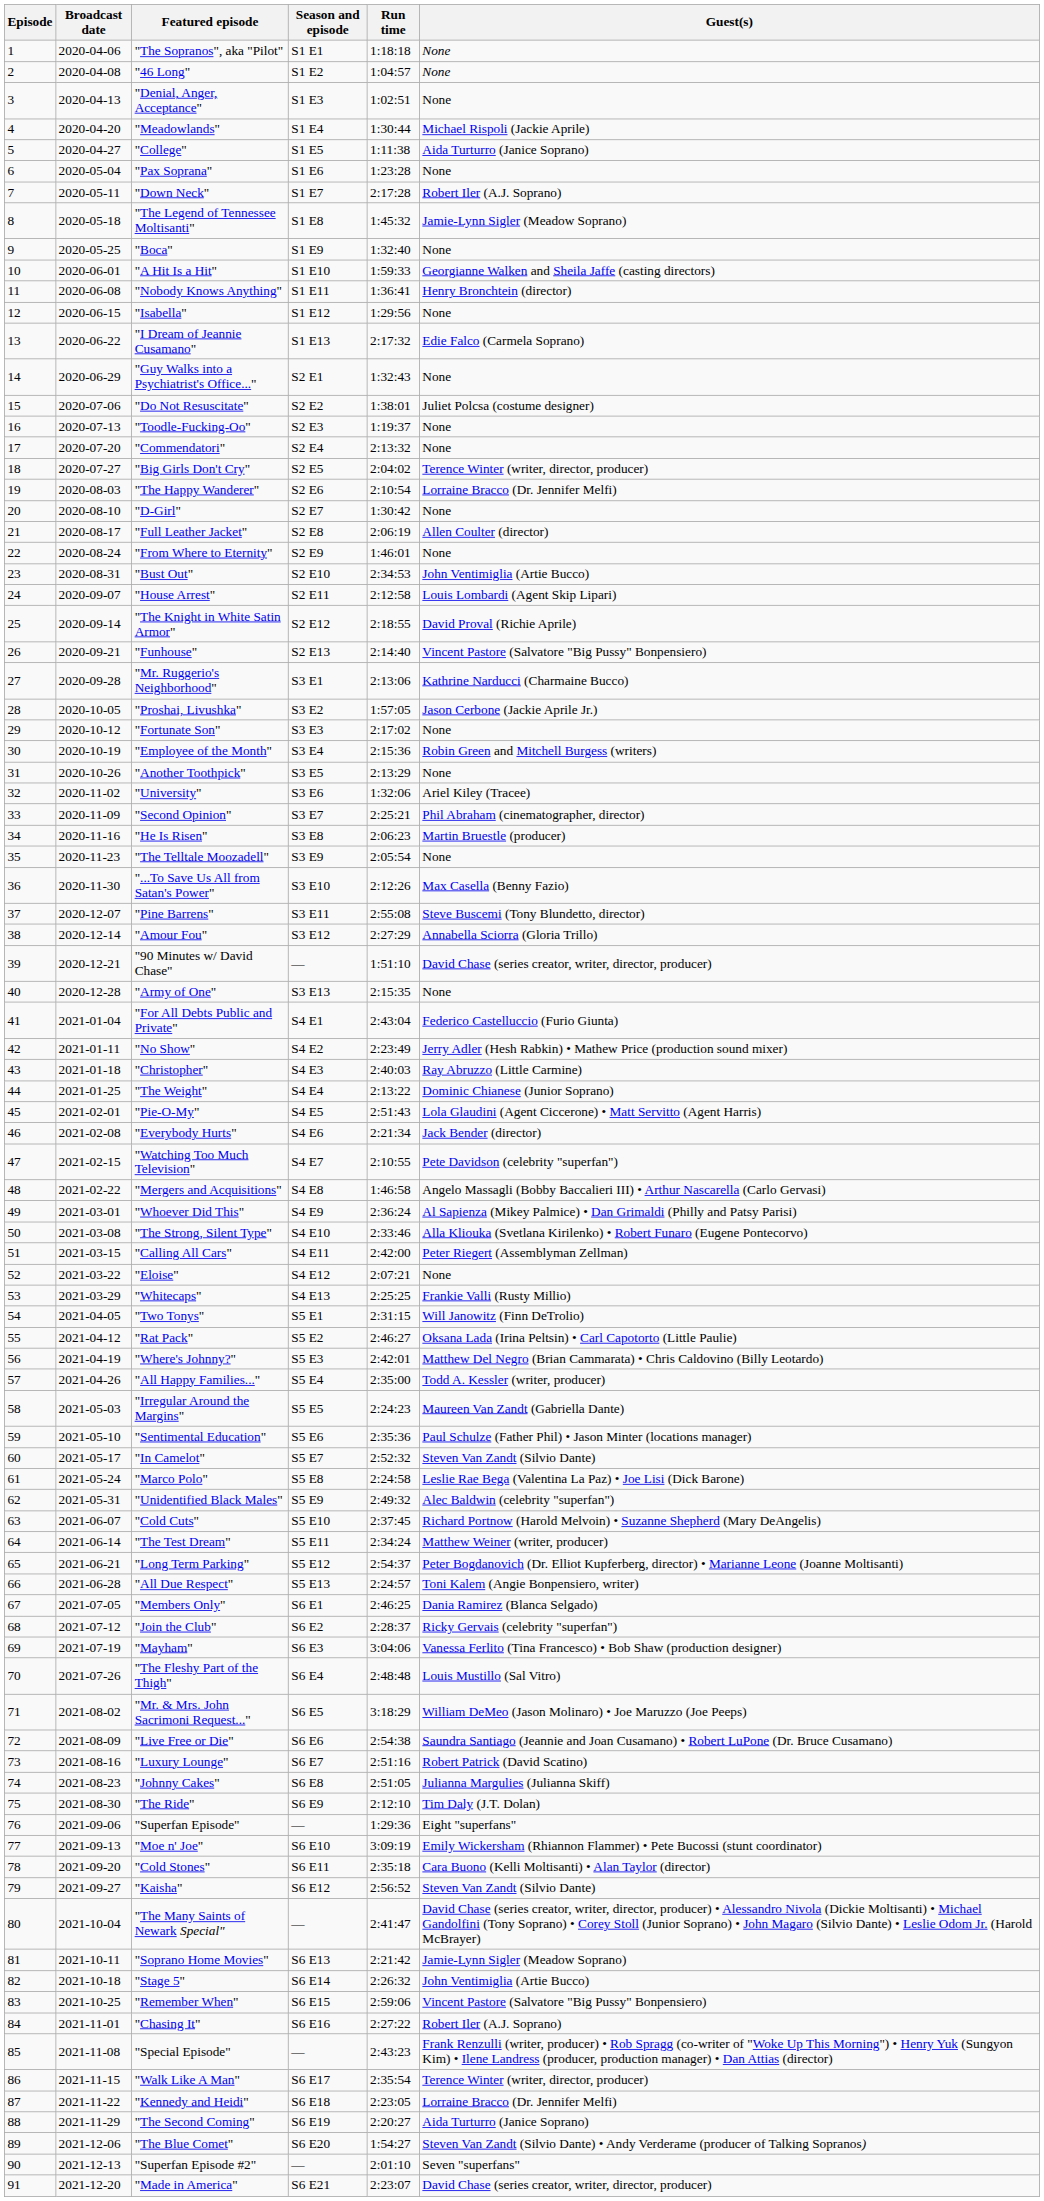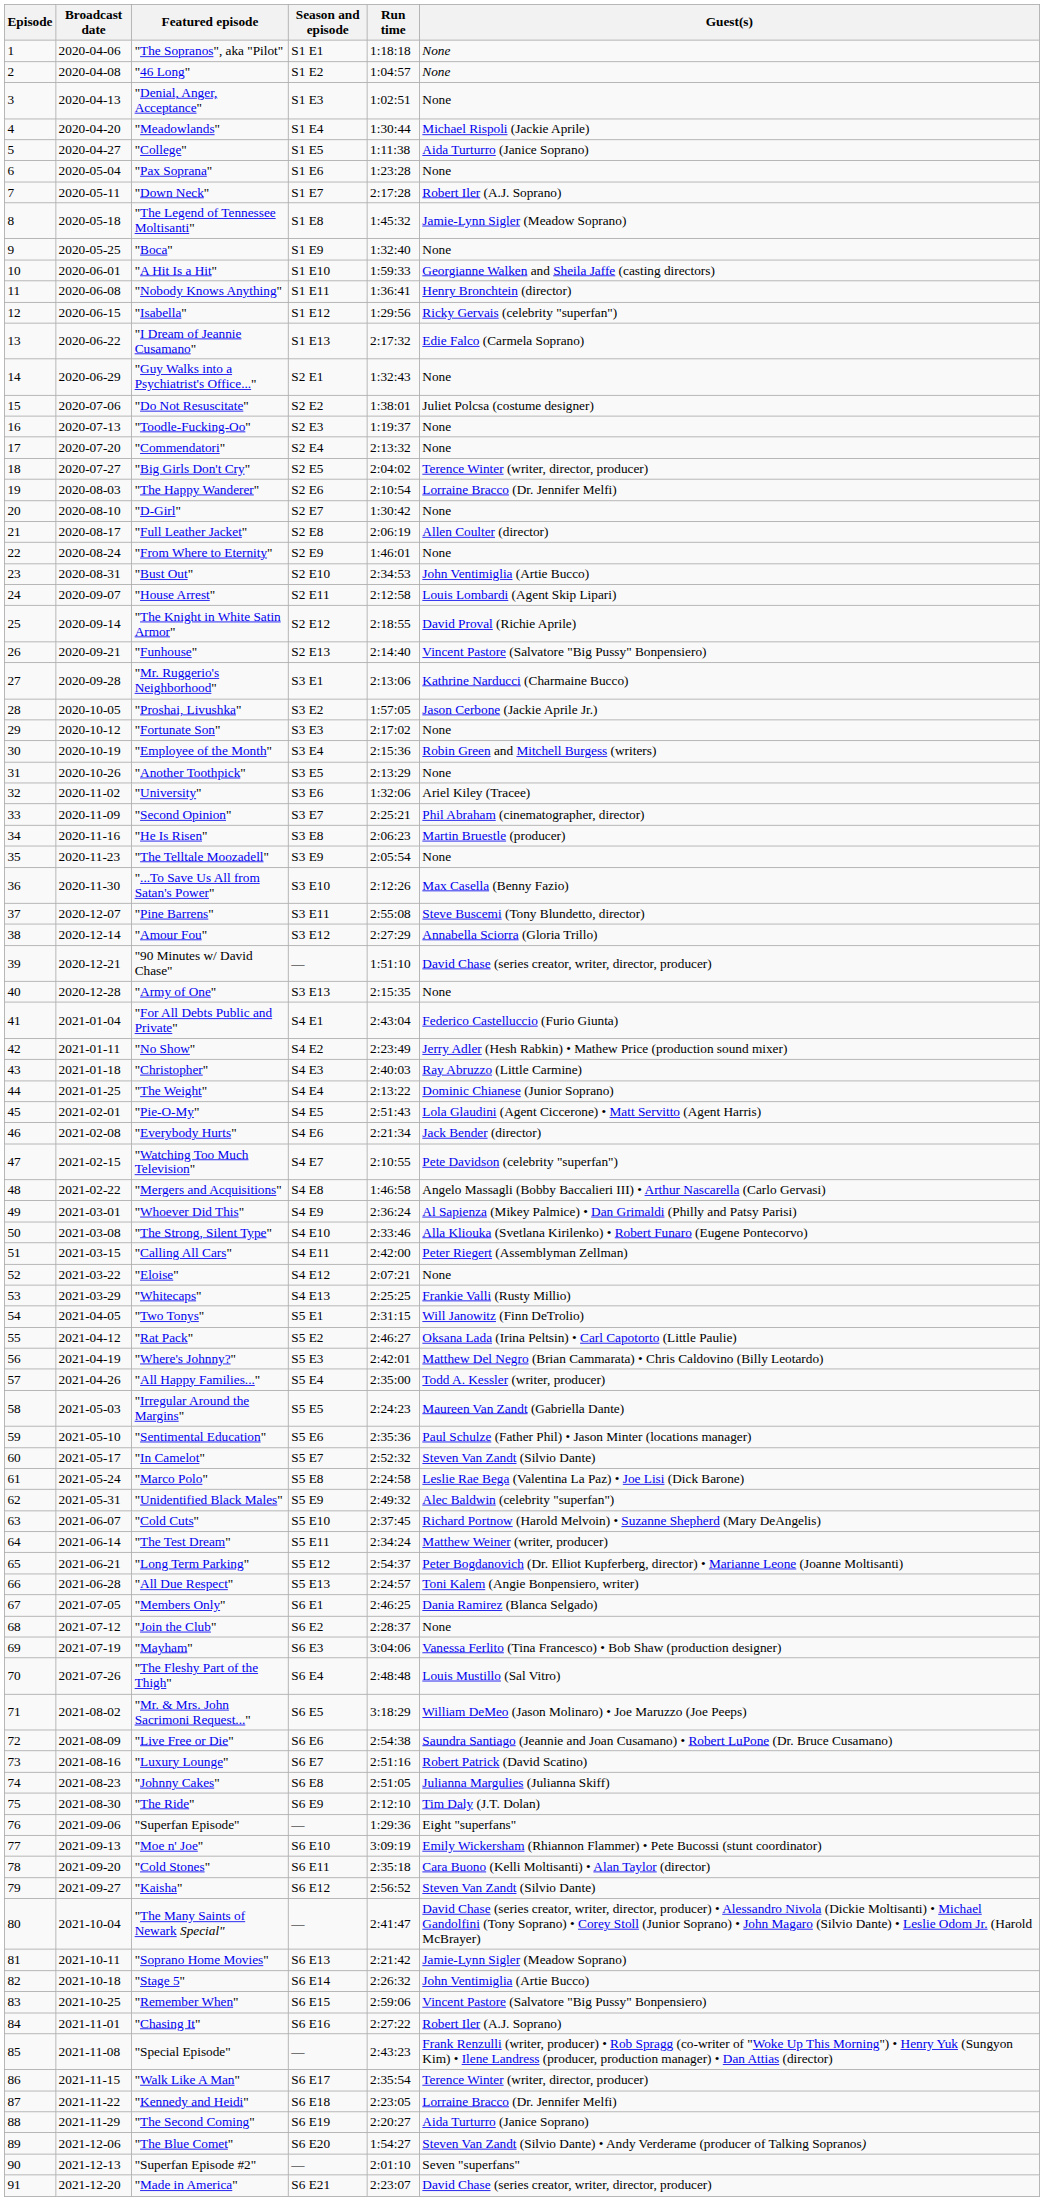(437, 312) None -> (520, 312) Ricky Gervais (celebrity "superfan")
(520, 1626) Ricky Gervais (celebrity "superfan") -> (437, 1626) None
